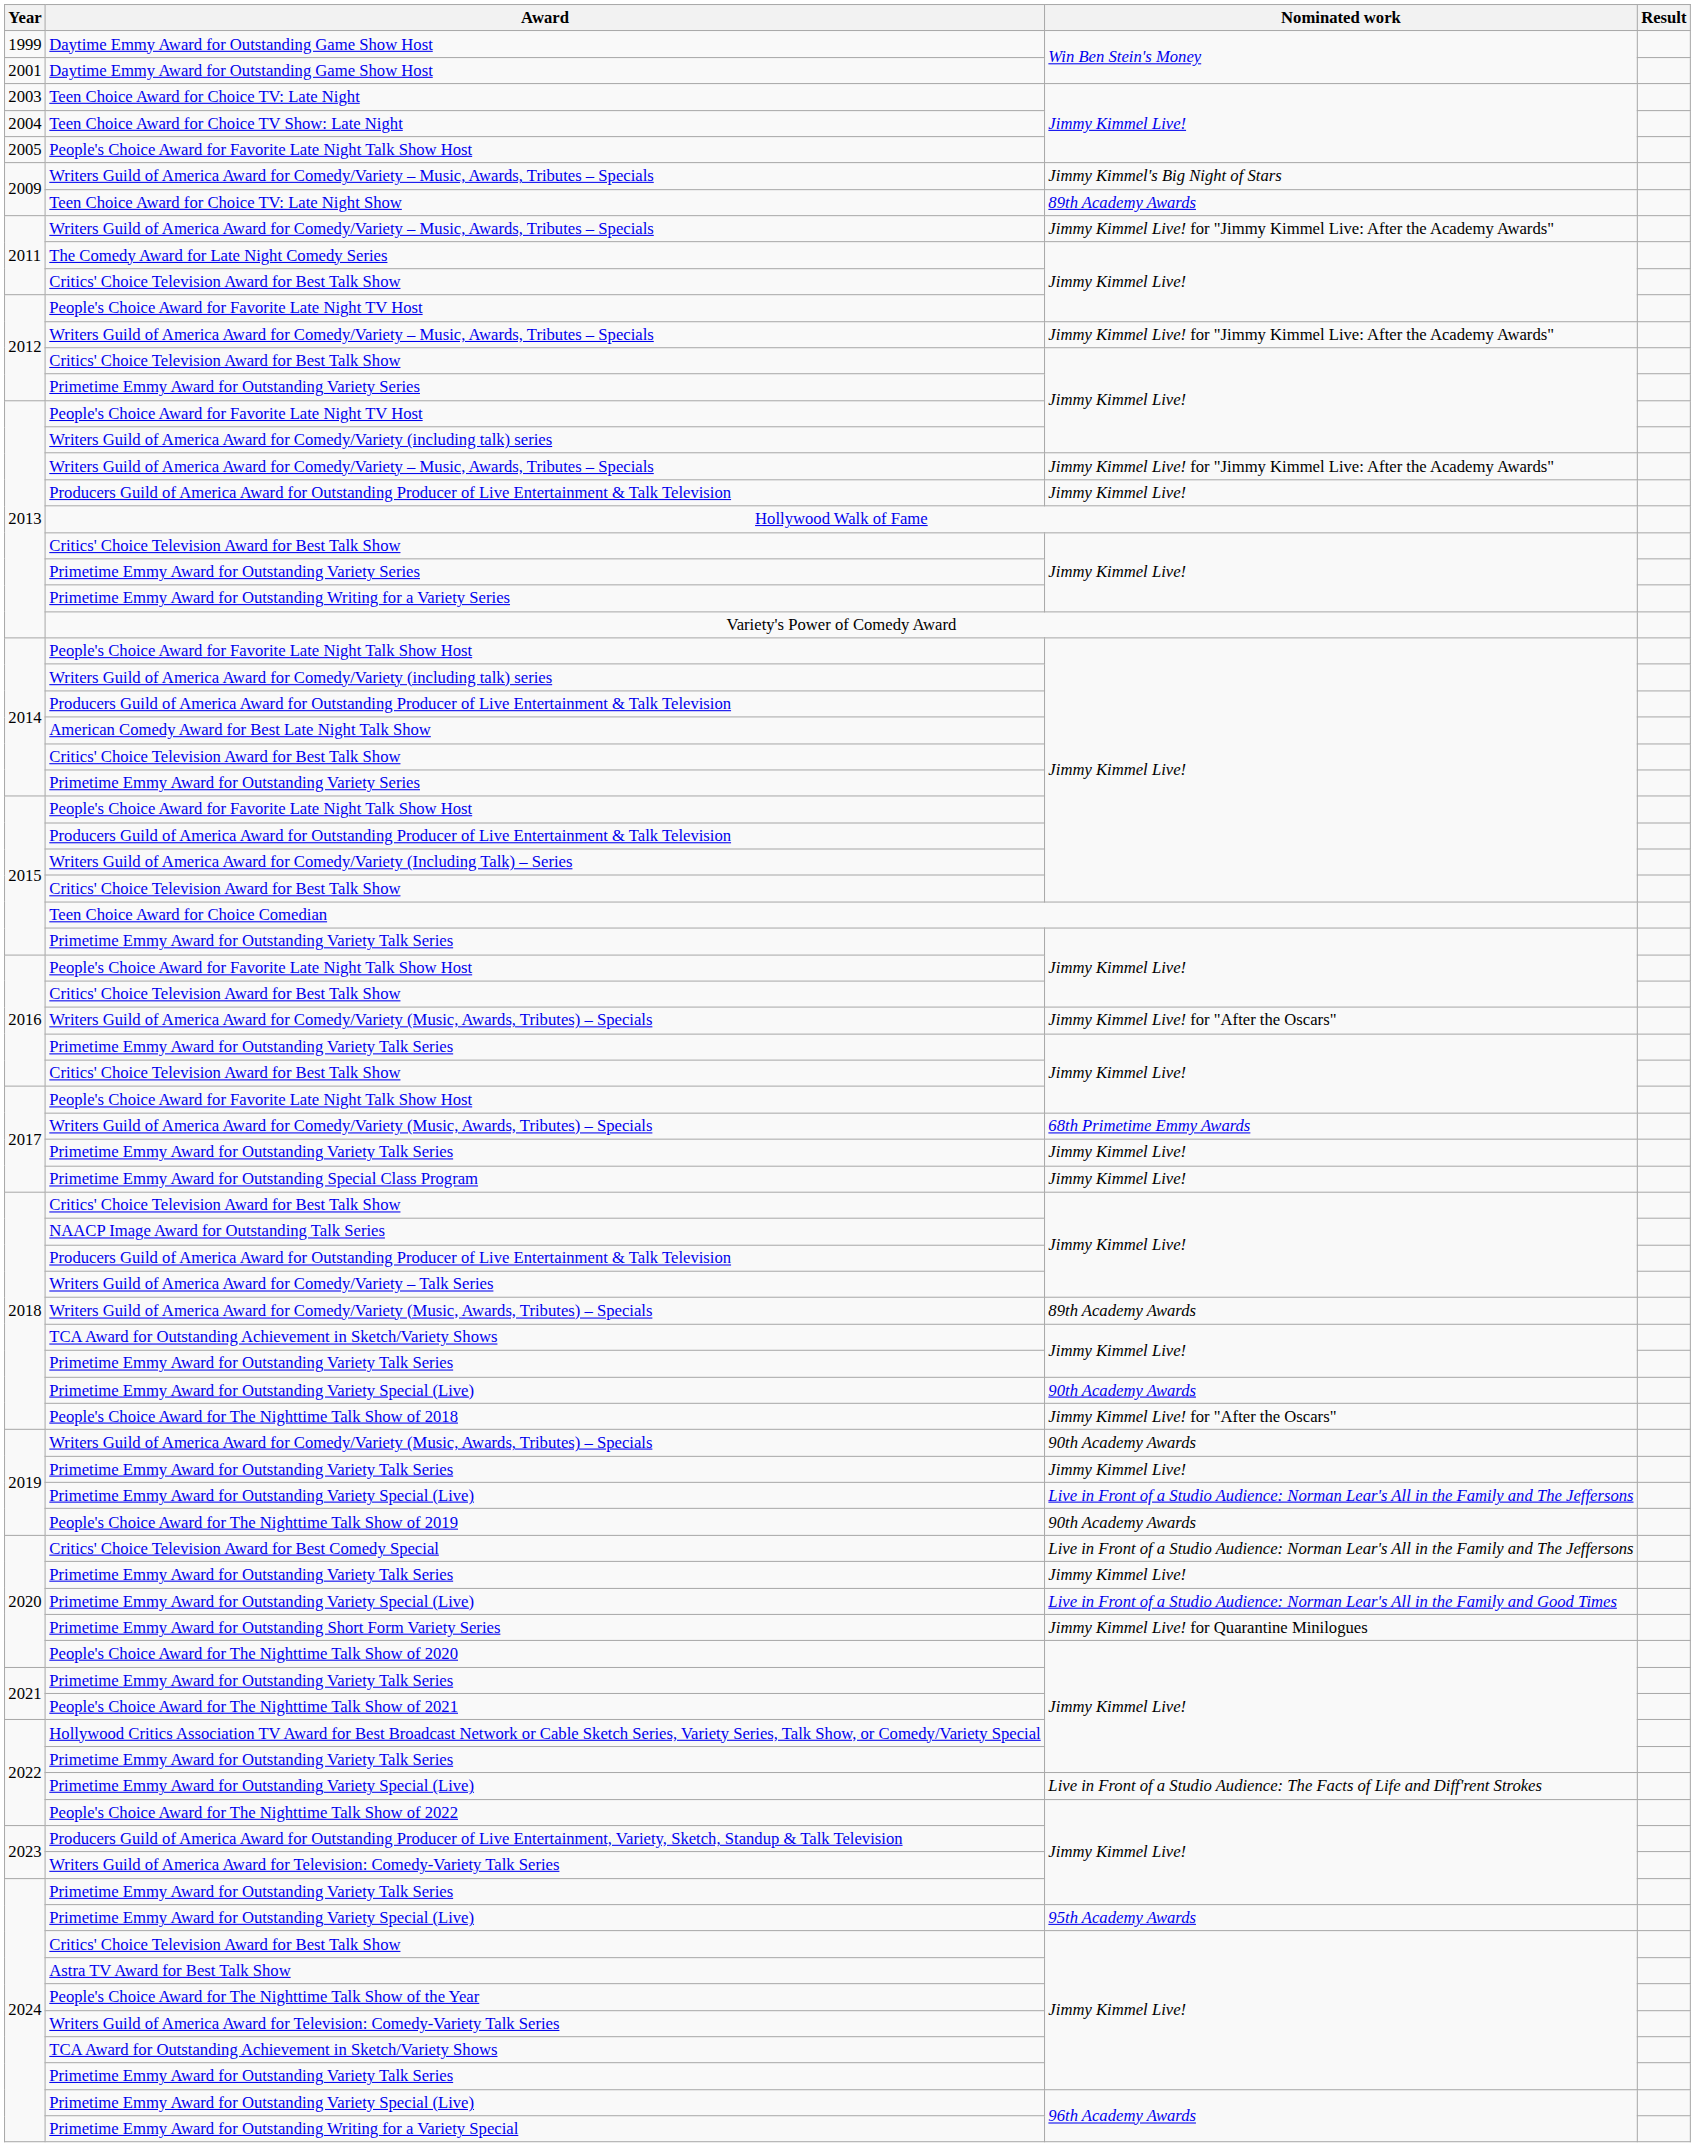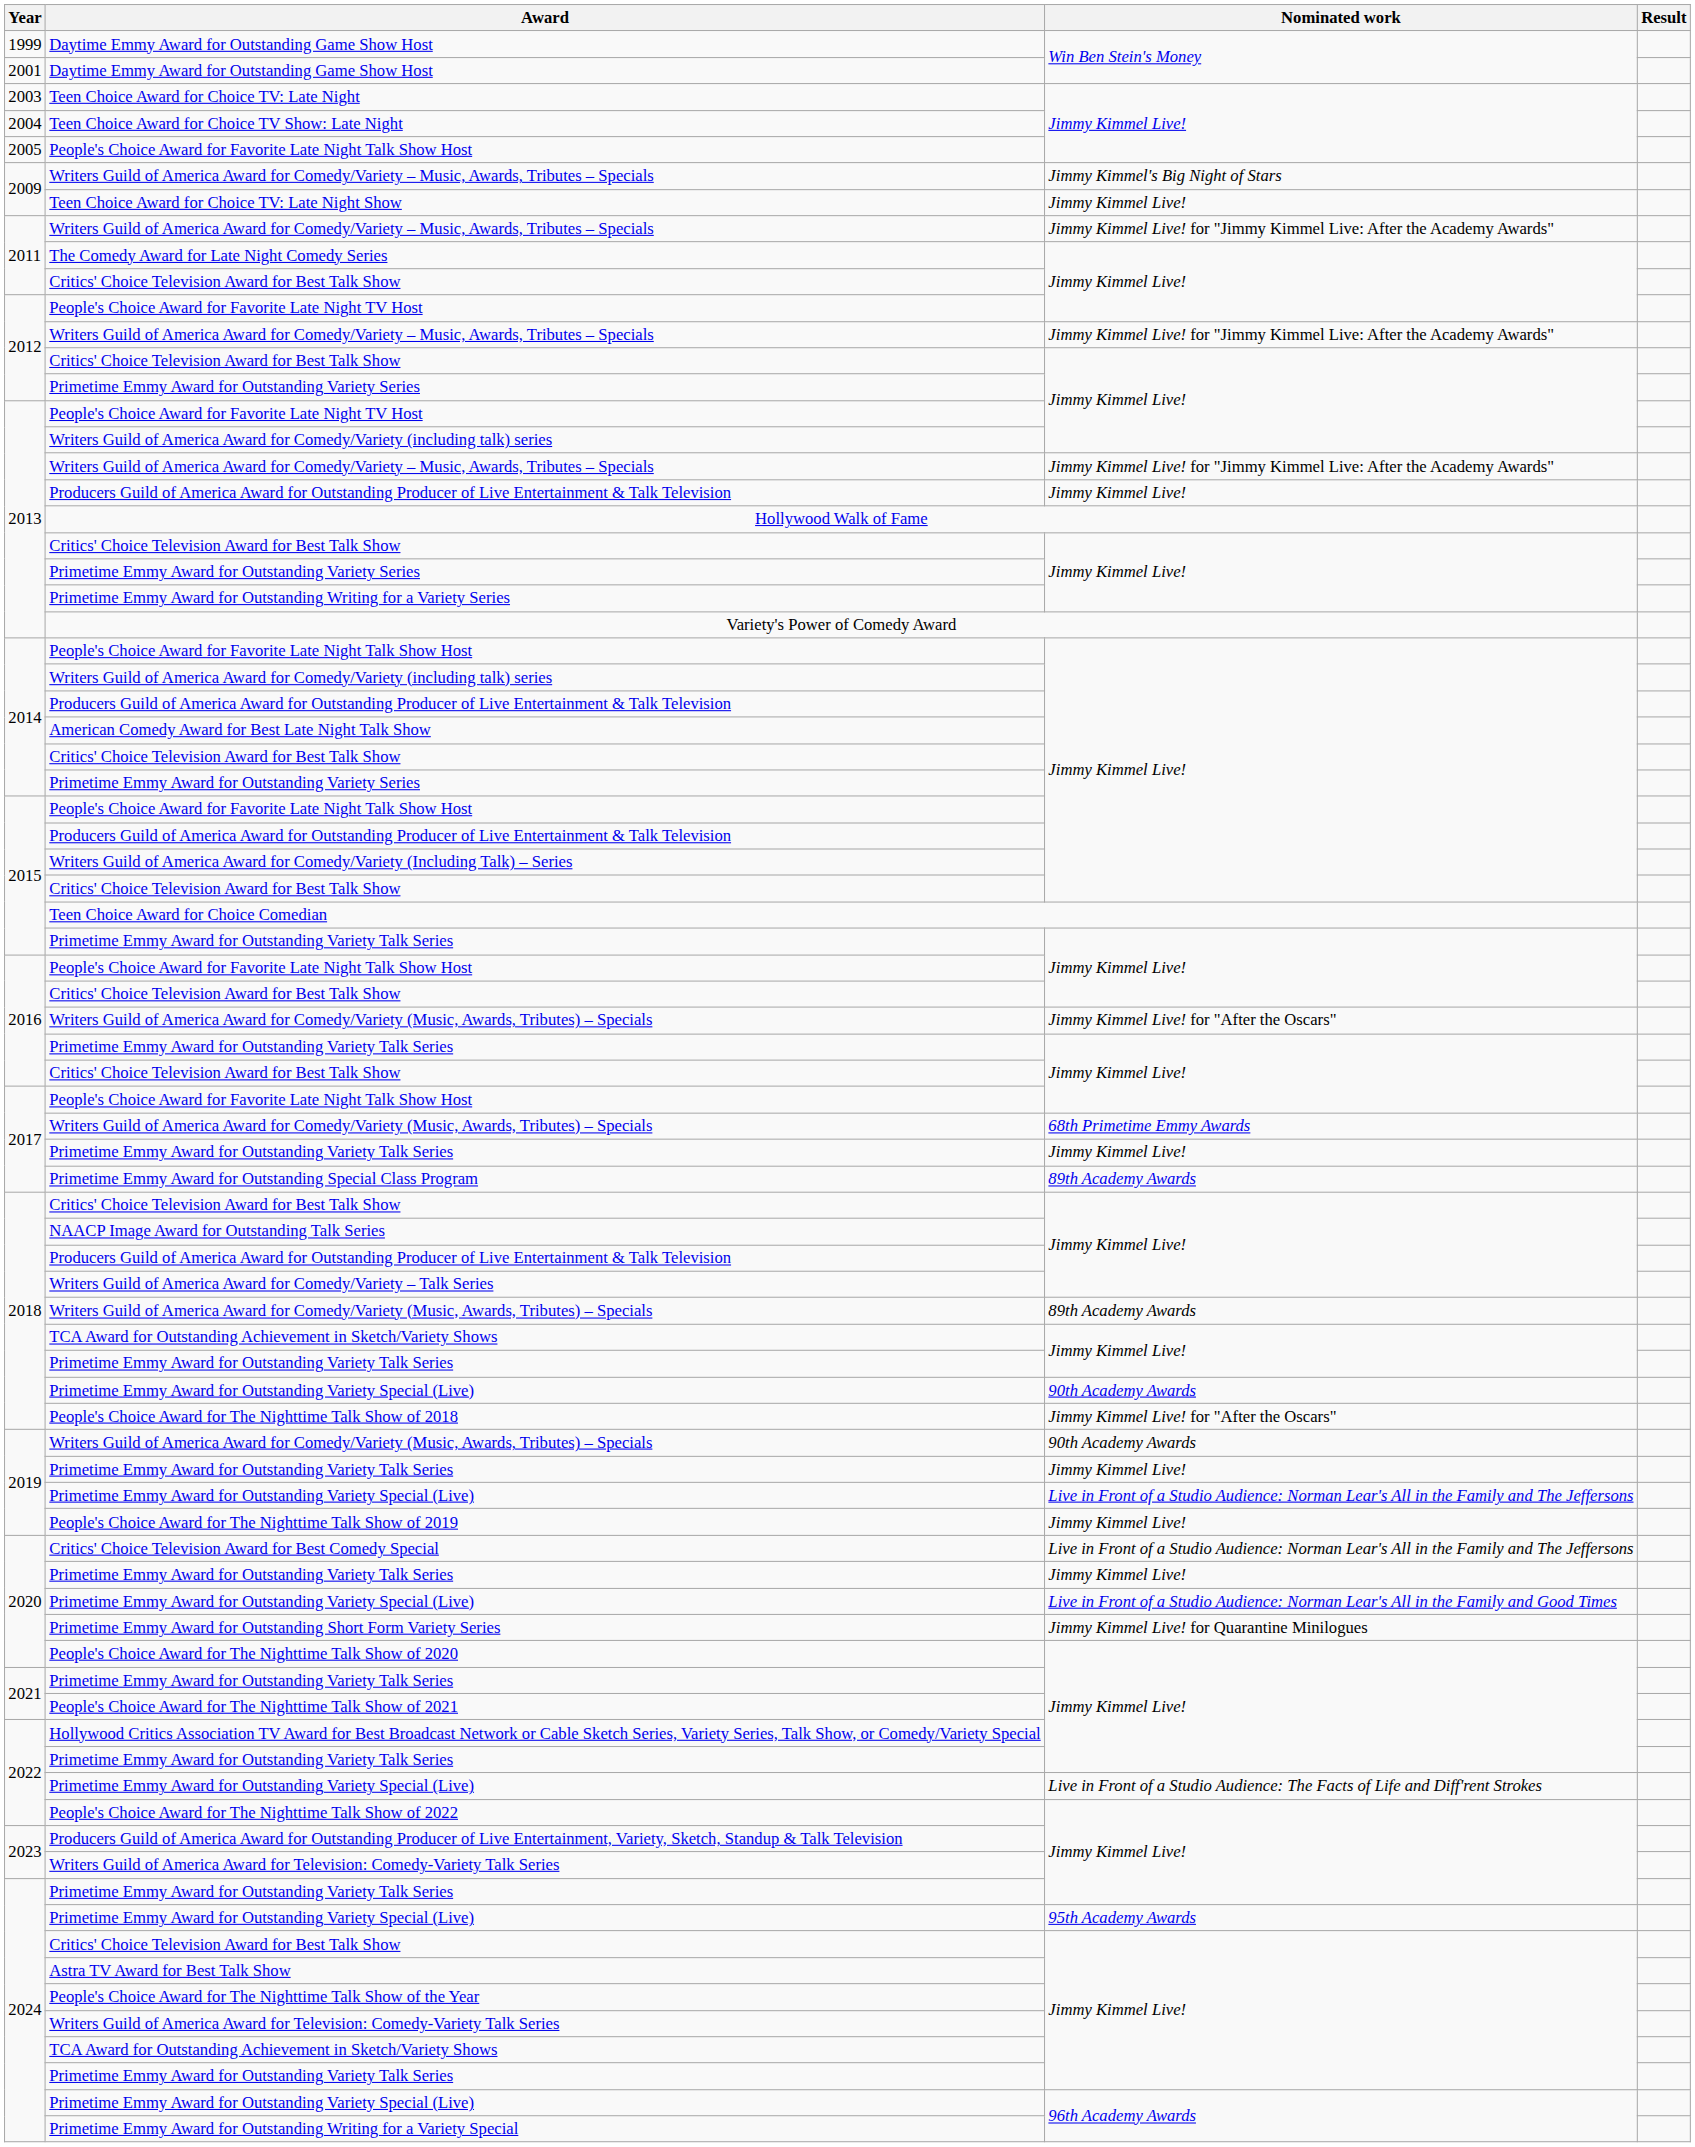(1122, 202) 89th Academy Awards -> (1117, 202) Jimmy Kimmel Live!
(1117, 1178) Jimmy Kimmel Live! -> (1122, 1178) 89th Academy Awards
(1122, 1521) 90th Academy Awards -> (1117, 1521) Jimmy Kimmel Live!
